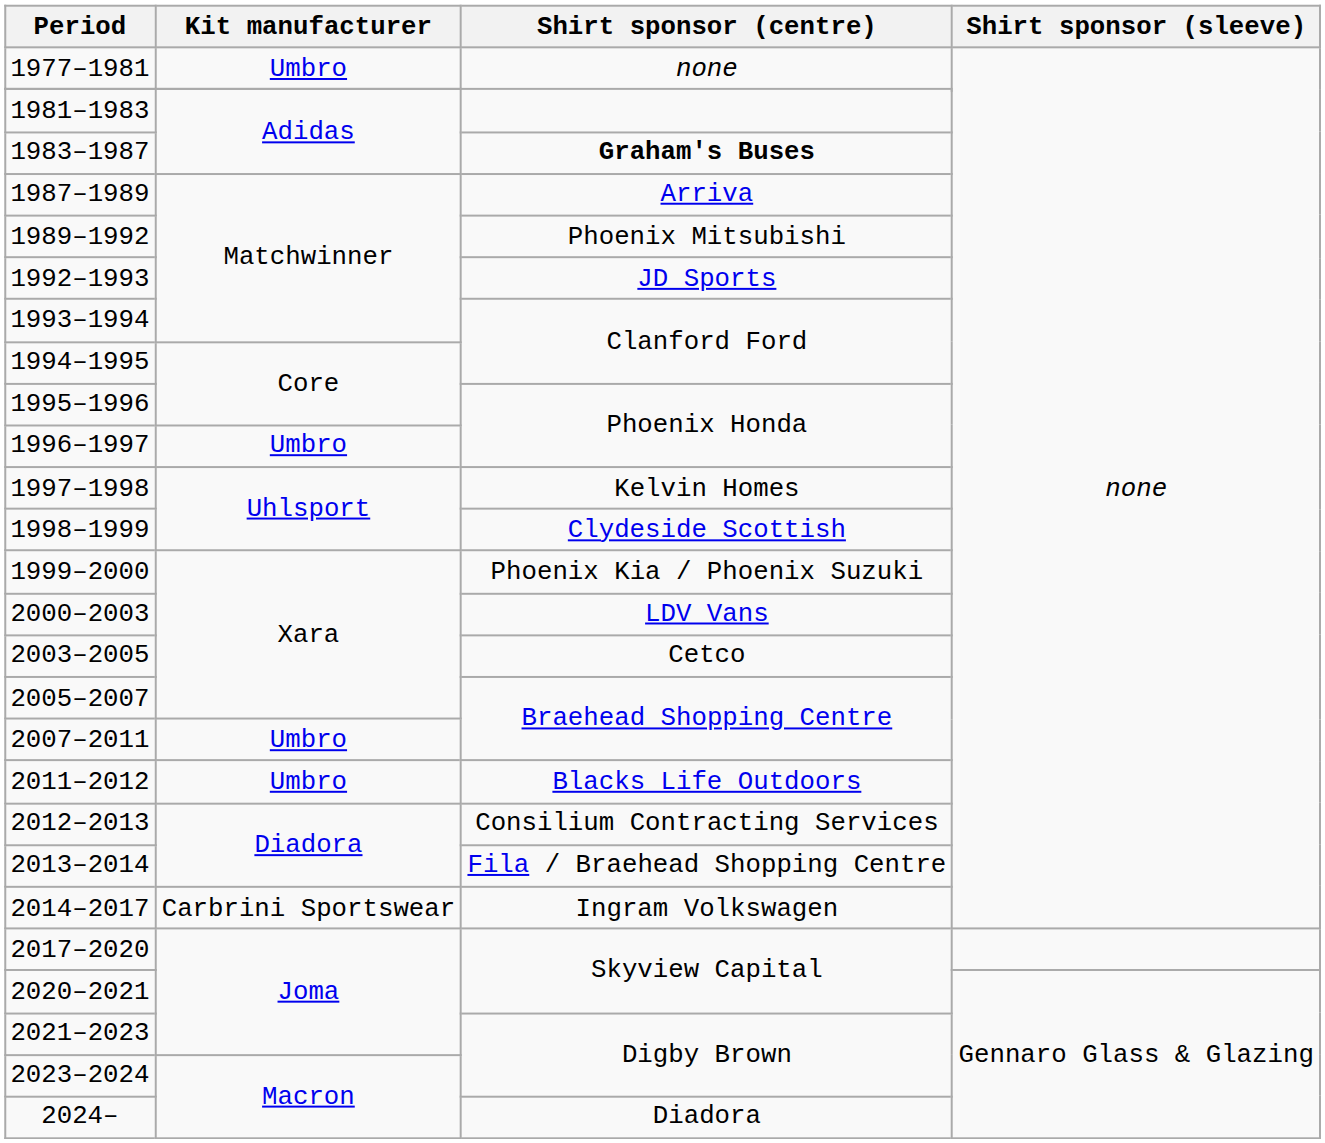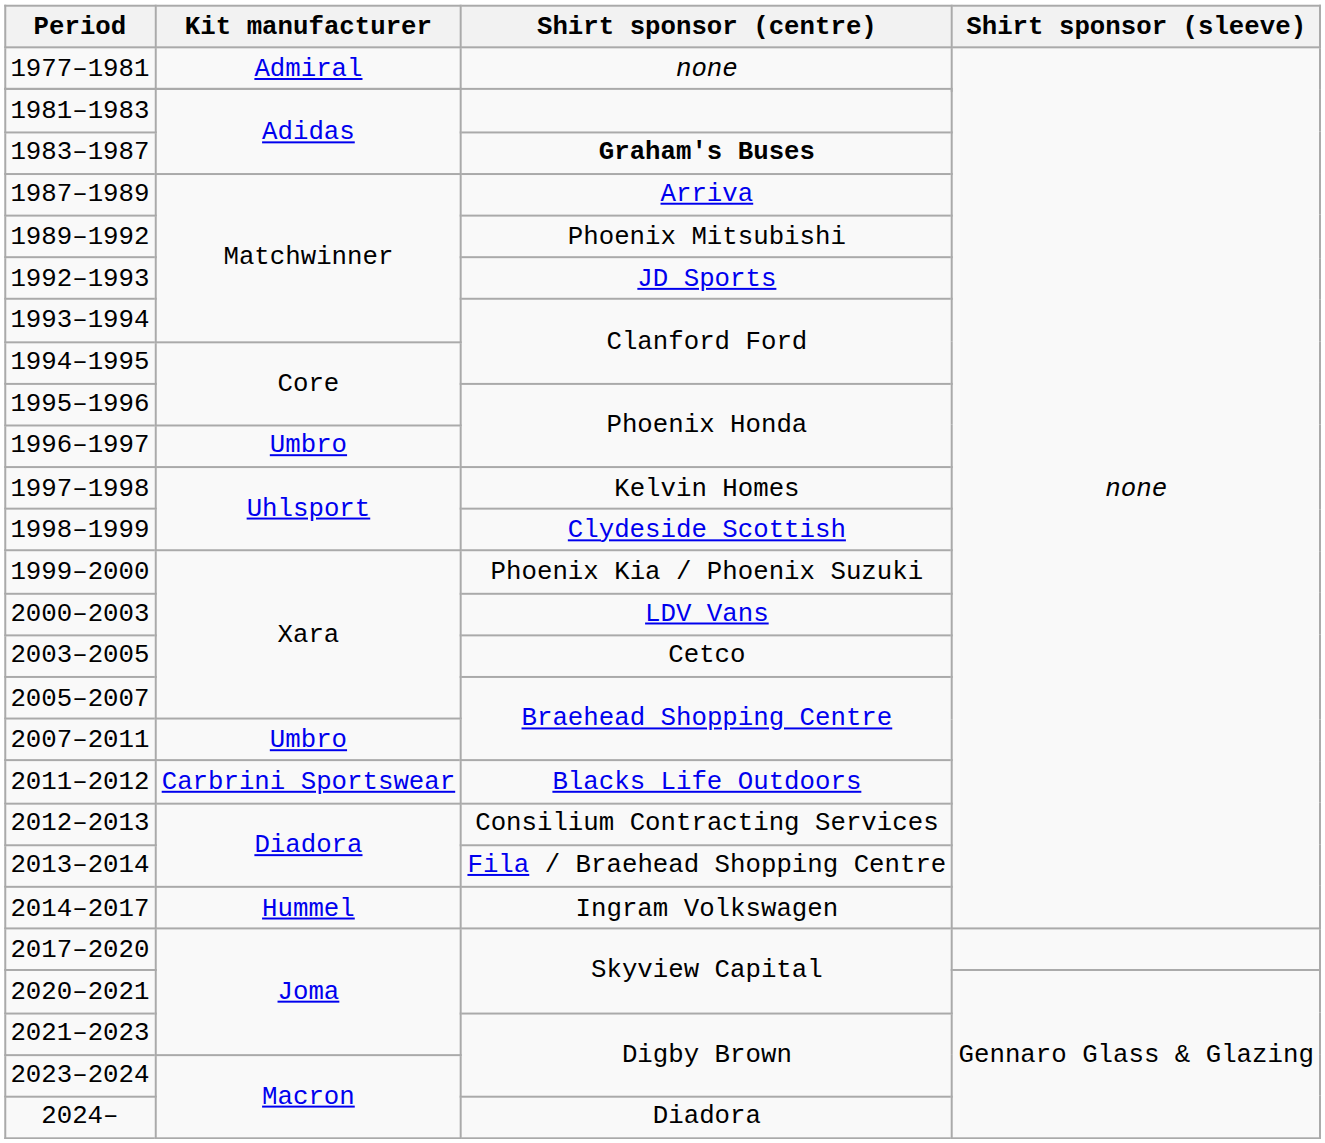(308, 69) Umbro -> (308, 69) Admiral
(308, 782) Umbro -> (308, 782) Carbrini Sportswear
(308, 908) Carbrini Sportswear -> (308, 908) Hummel
